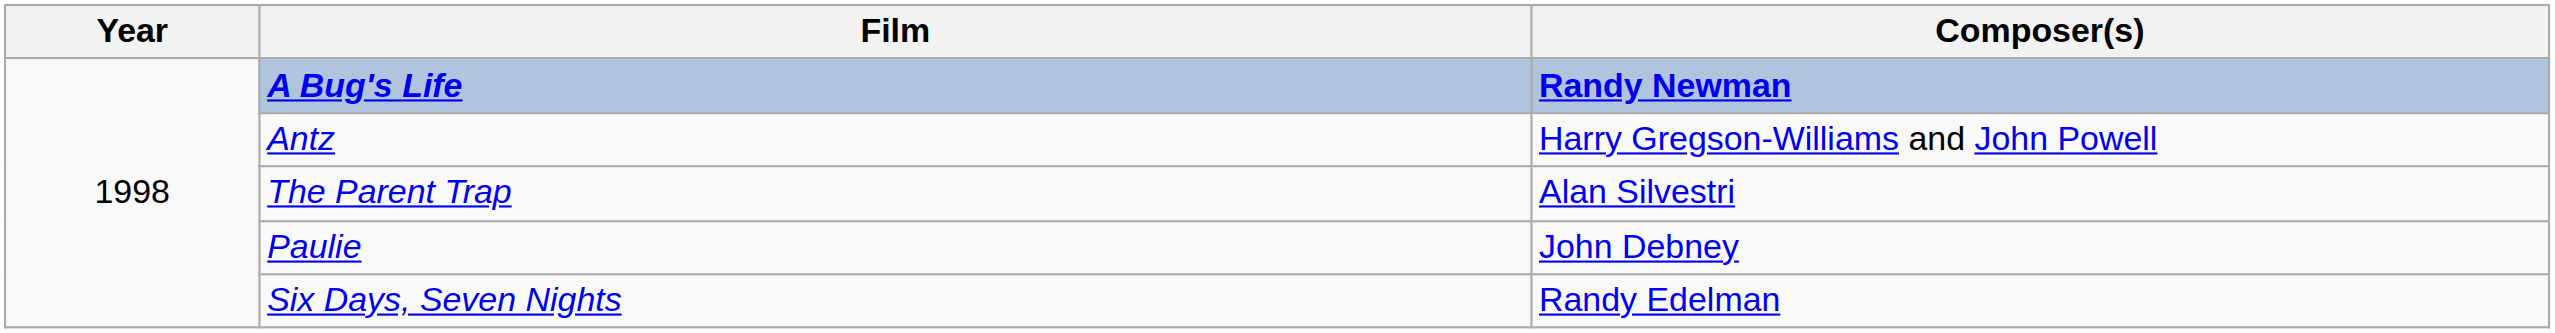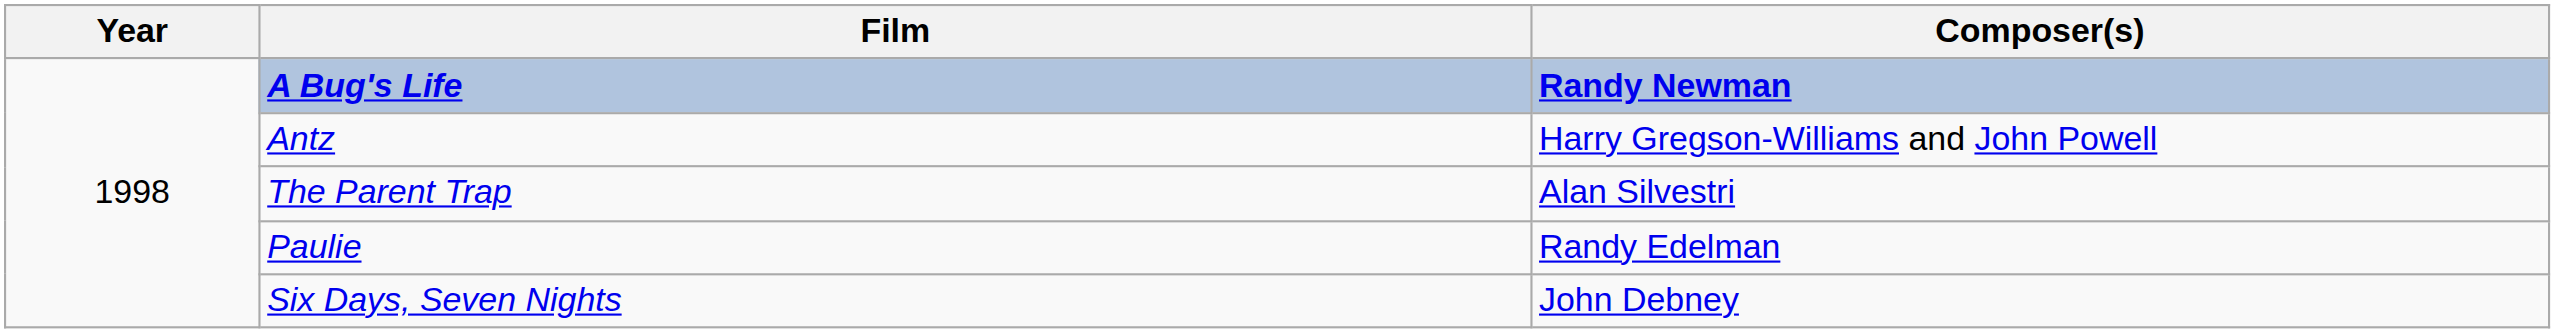(1639, 246) John Debney -> (1660, 246) Randy Edelman
(1660, 300) Randy Edelman -> (1639, 300) John Debney
